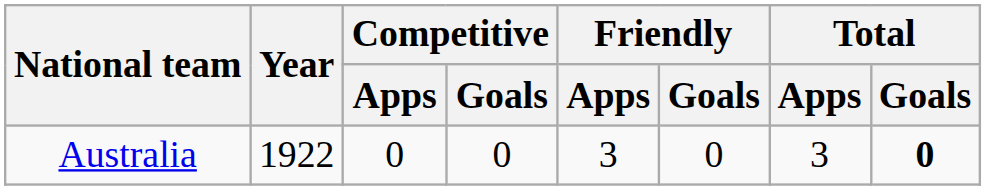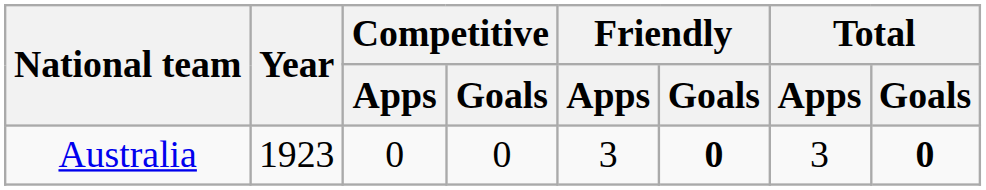(297, 154) 1922 -> (297, 154) 1923
(714, 154) normal -> (714, 154) bold
